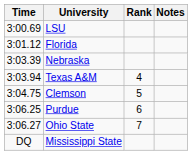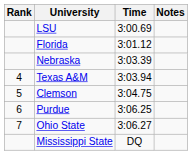columns swapped: (139, 12) <-> (24, 12)
